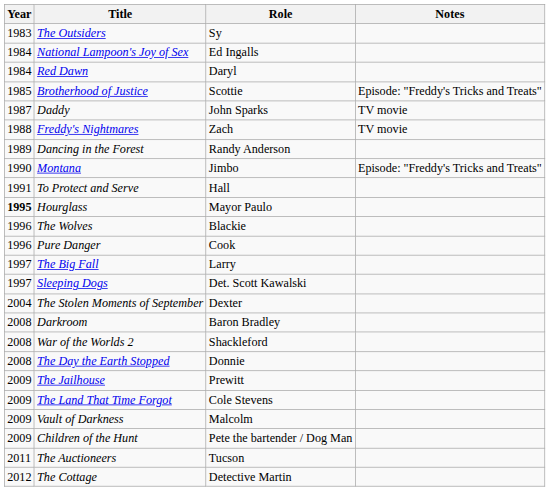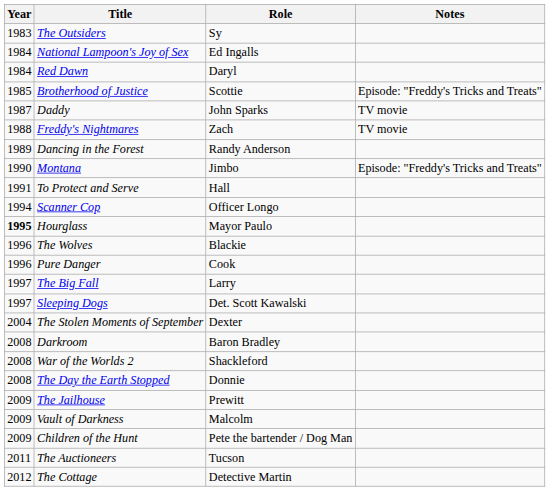+ row: (69, 206)
- row: (104, 399)
